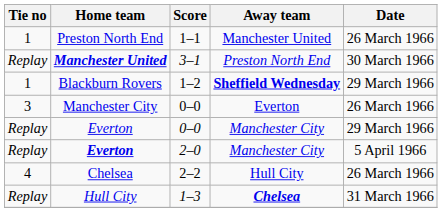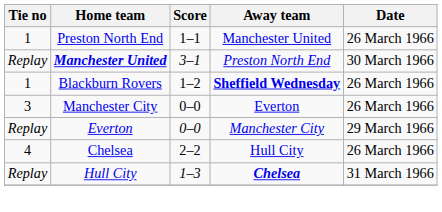(390, 83) 29 March 1966 -> (390, 83) 26 March 1966
- row: (110, 151)
